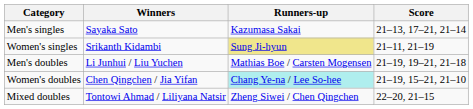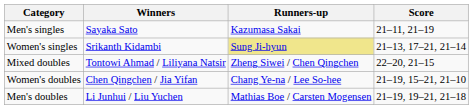(421, 29) 21–13, 17–21, 21–14 -> (405, 29) 21–11, 21–19
(405, 46) 21–11, 21–19 -> (421, 46) 21–13, 17–21, 21–14
rows swapped: (37, 63) <-> (38, 96)
(286, 79) paleturquoise background -> (286, 79) no background
